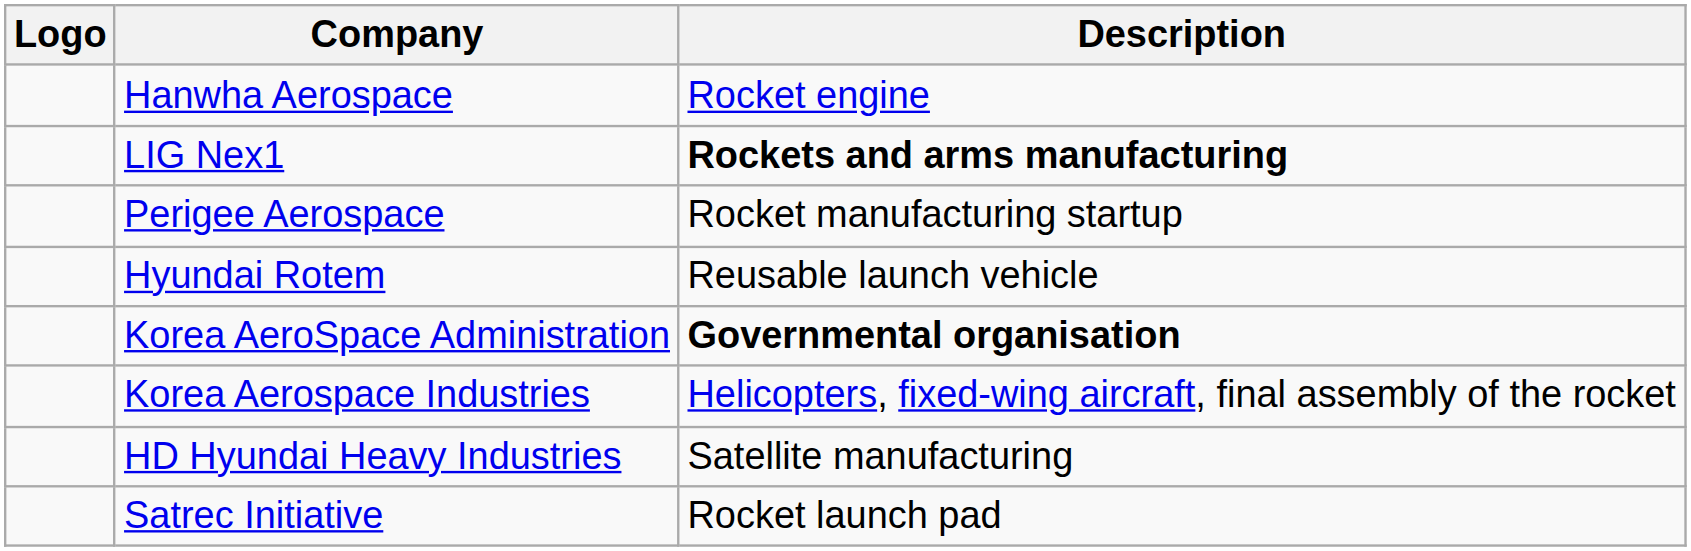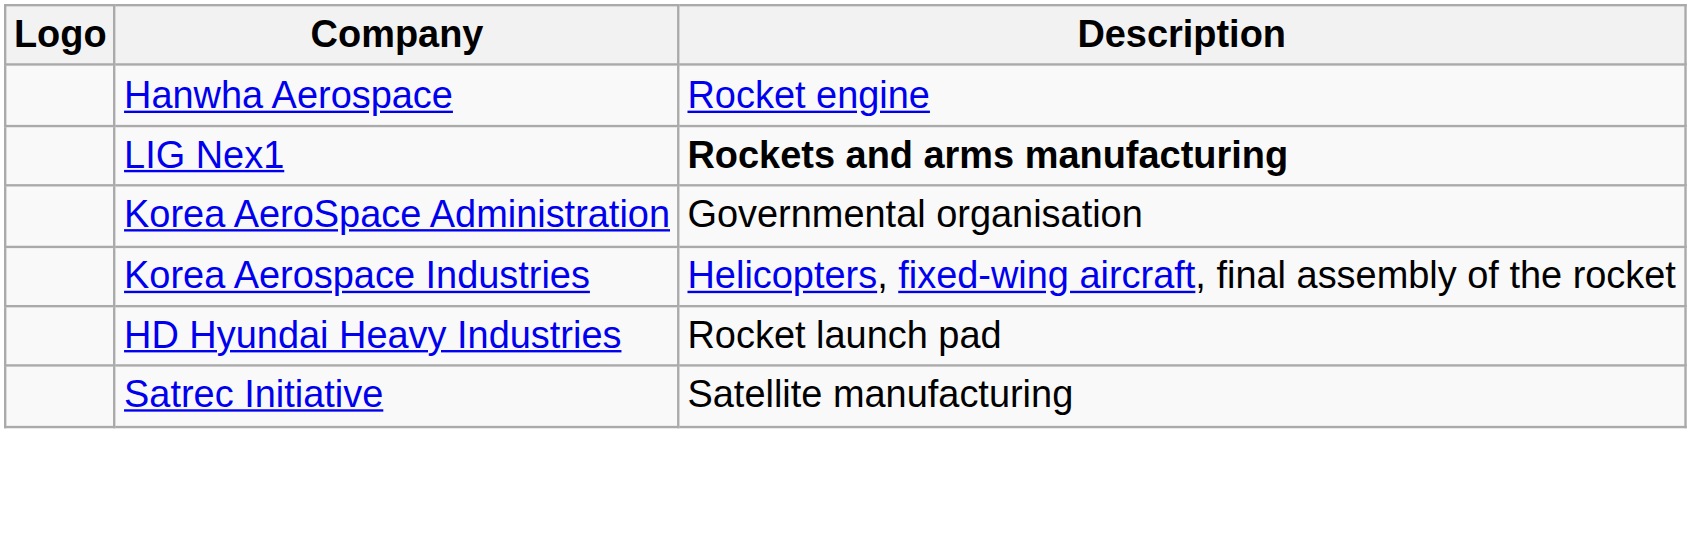- row: (284, 214)
- row: (255, 275)
(934, 335) bold -> (915, 214) normal
(880, 455) Satellite manufacturing -> (845, 335) Rocket launch pad
(845, 515) Rocket launch pad -> (880, 395) Satellite manufacturing
